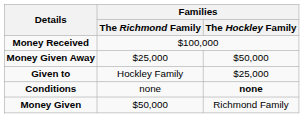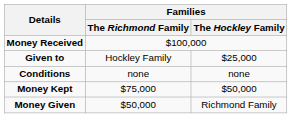- row: (51, 58)
(251, 89) bold -> (239, 74) normal
+ row: (45, 89)
